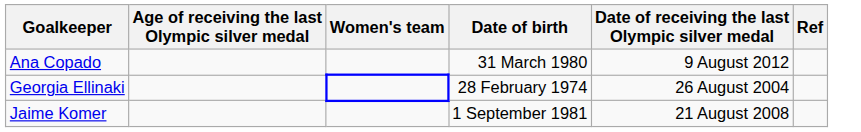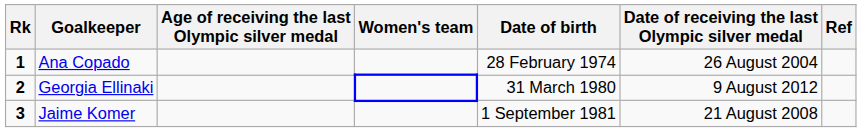+ column: (20, 27)
(533, 62) 31 March 1980 -> (551, 62) 28 February 1974
(737, 62) 9 August 2012 -> (761, 62) 26 August 2004
(523, 88) 28 February 1974 -> (561, 88) 31 March 1980
(732, 88) 26 August 2004 -> (765, 88) 9 August 2012
